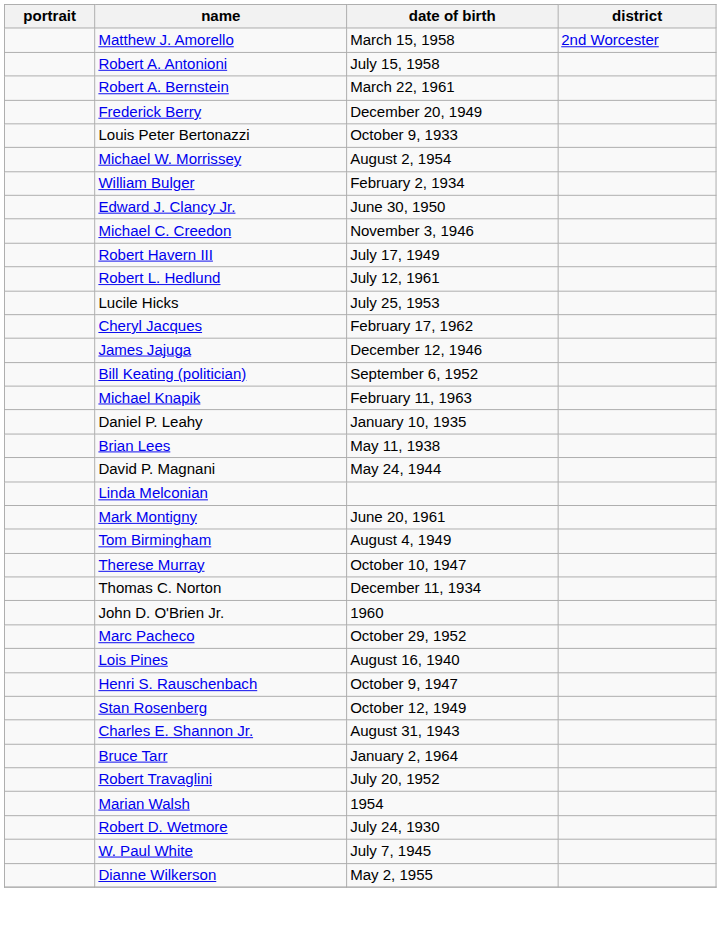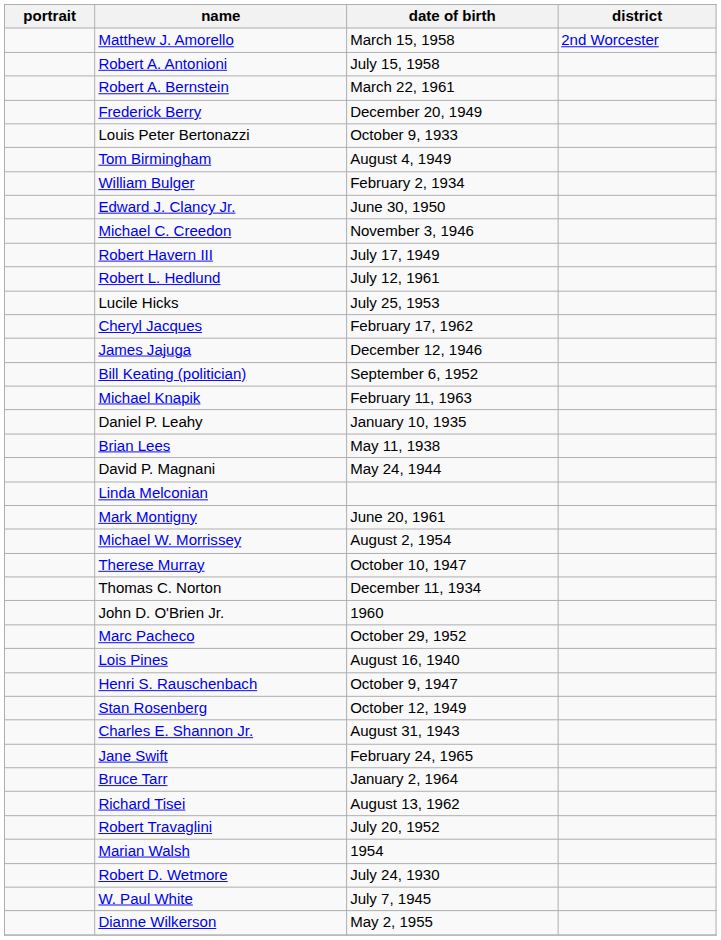rows swapped: (155, 541) <-> (170, 159)
+ row: (133, 755)
+ row: (142, 803)
